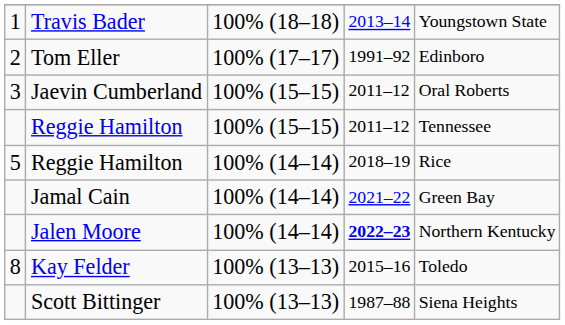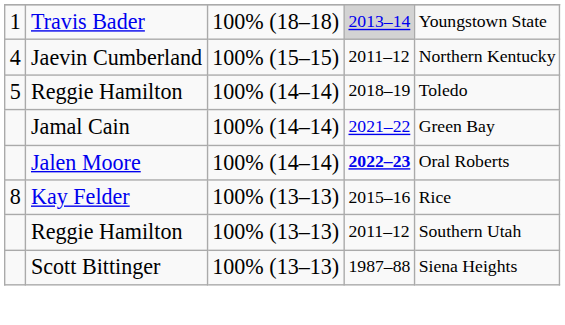(379, 22) no background -> (379, 22) lightgrey background
- row: (75, 57)
(15, 92) 3 -> (15, 57) 4
(464, 92) Oral Roberts -> (487, 57) Northern Kentucky
- row: (107, 127)
(435, 162) Rice -> (443, 92) Toledo
(487, 232) Northern Kentucky -> (464, 162) Oral Roberts
(443, 267) Toledo -> (435, 197) Rice
+ row: (107, 232)
